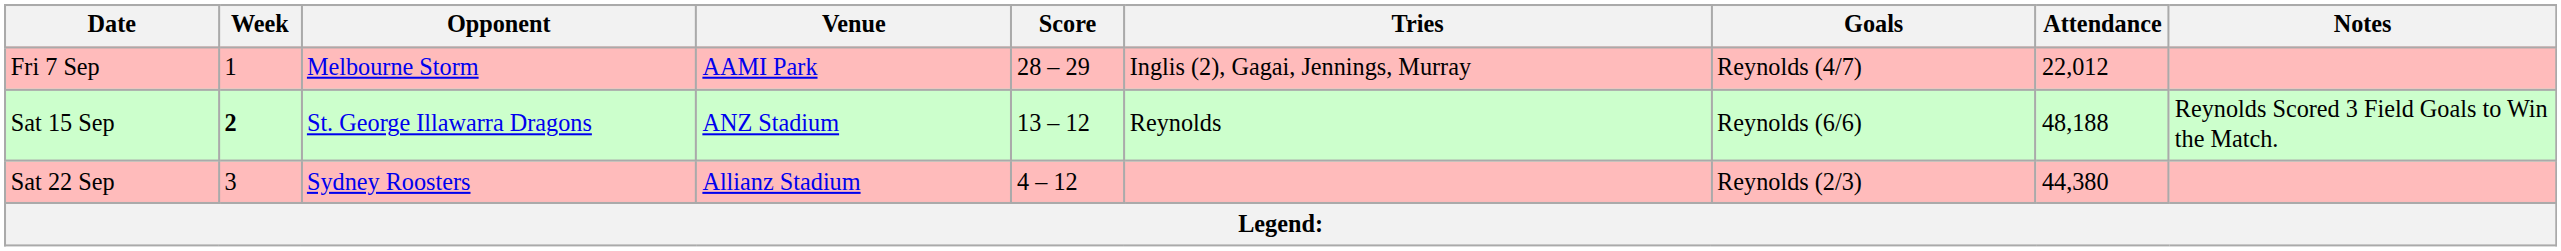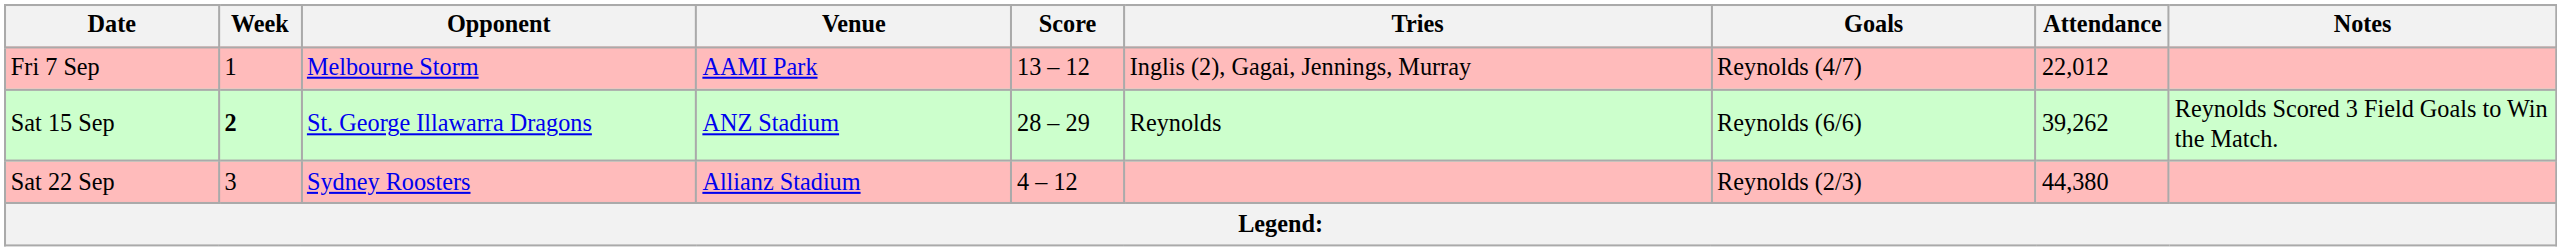(1053, 67) 28 – 29 -> (1053, 67) 13 – 12
(1053, 124) 13 – 12 -> (1053, 124) 28 – 29
(2075, 124) 48,188 -> (2075, 124) 39,262
